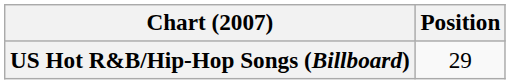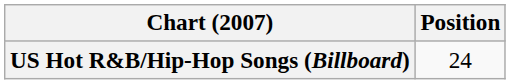(460, 59) 29 -> (460, 59) 24
